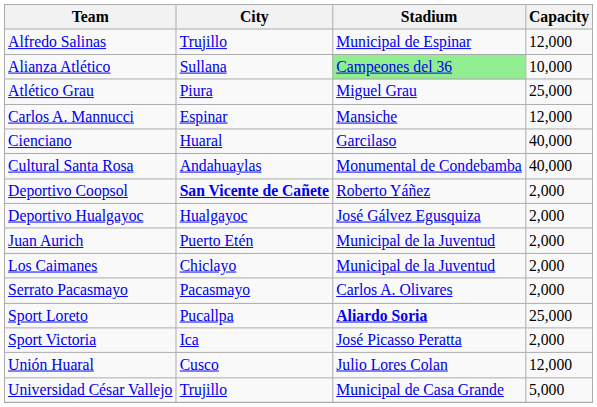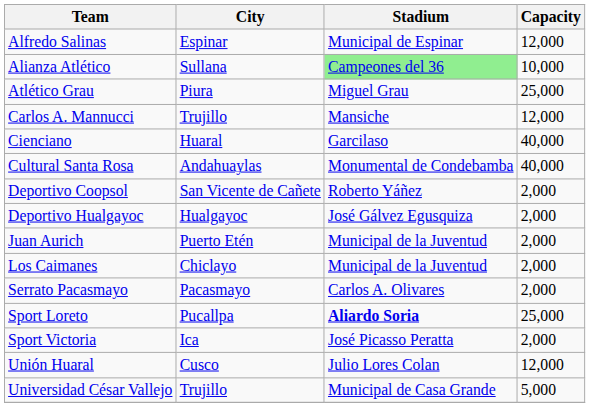(203, 41) Trujillo -> (204, 41) Espinar
(204, 116) Espinar -> (203, 116) Trujillo
(254, 191) bold -> (250, 191) normal
